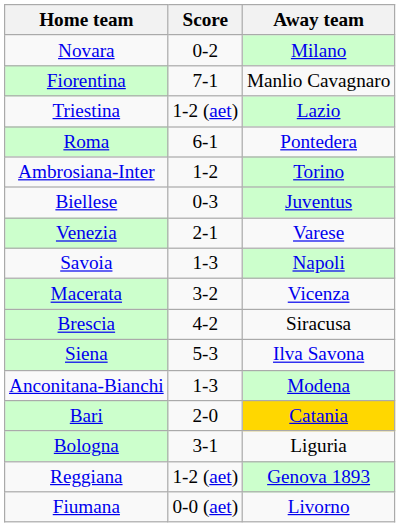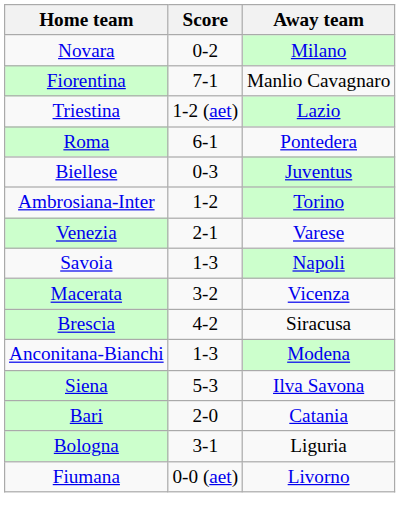rows swapped: (86, 202) <-> (86, 171)
rows swapped: (86, 385) <-> (86, 354)
(319, 415) gold background -> (319, 415) no background
- row: (86, 476)
